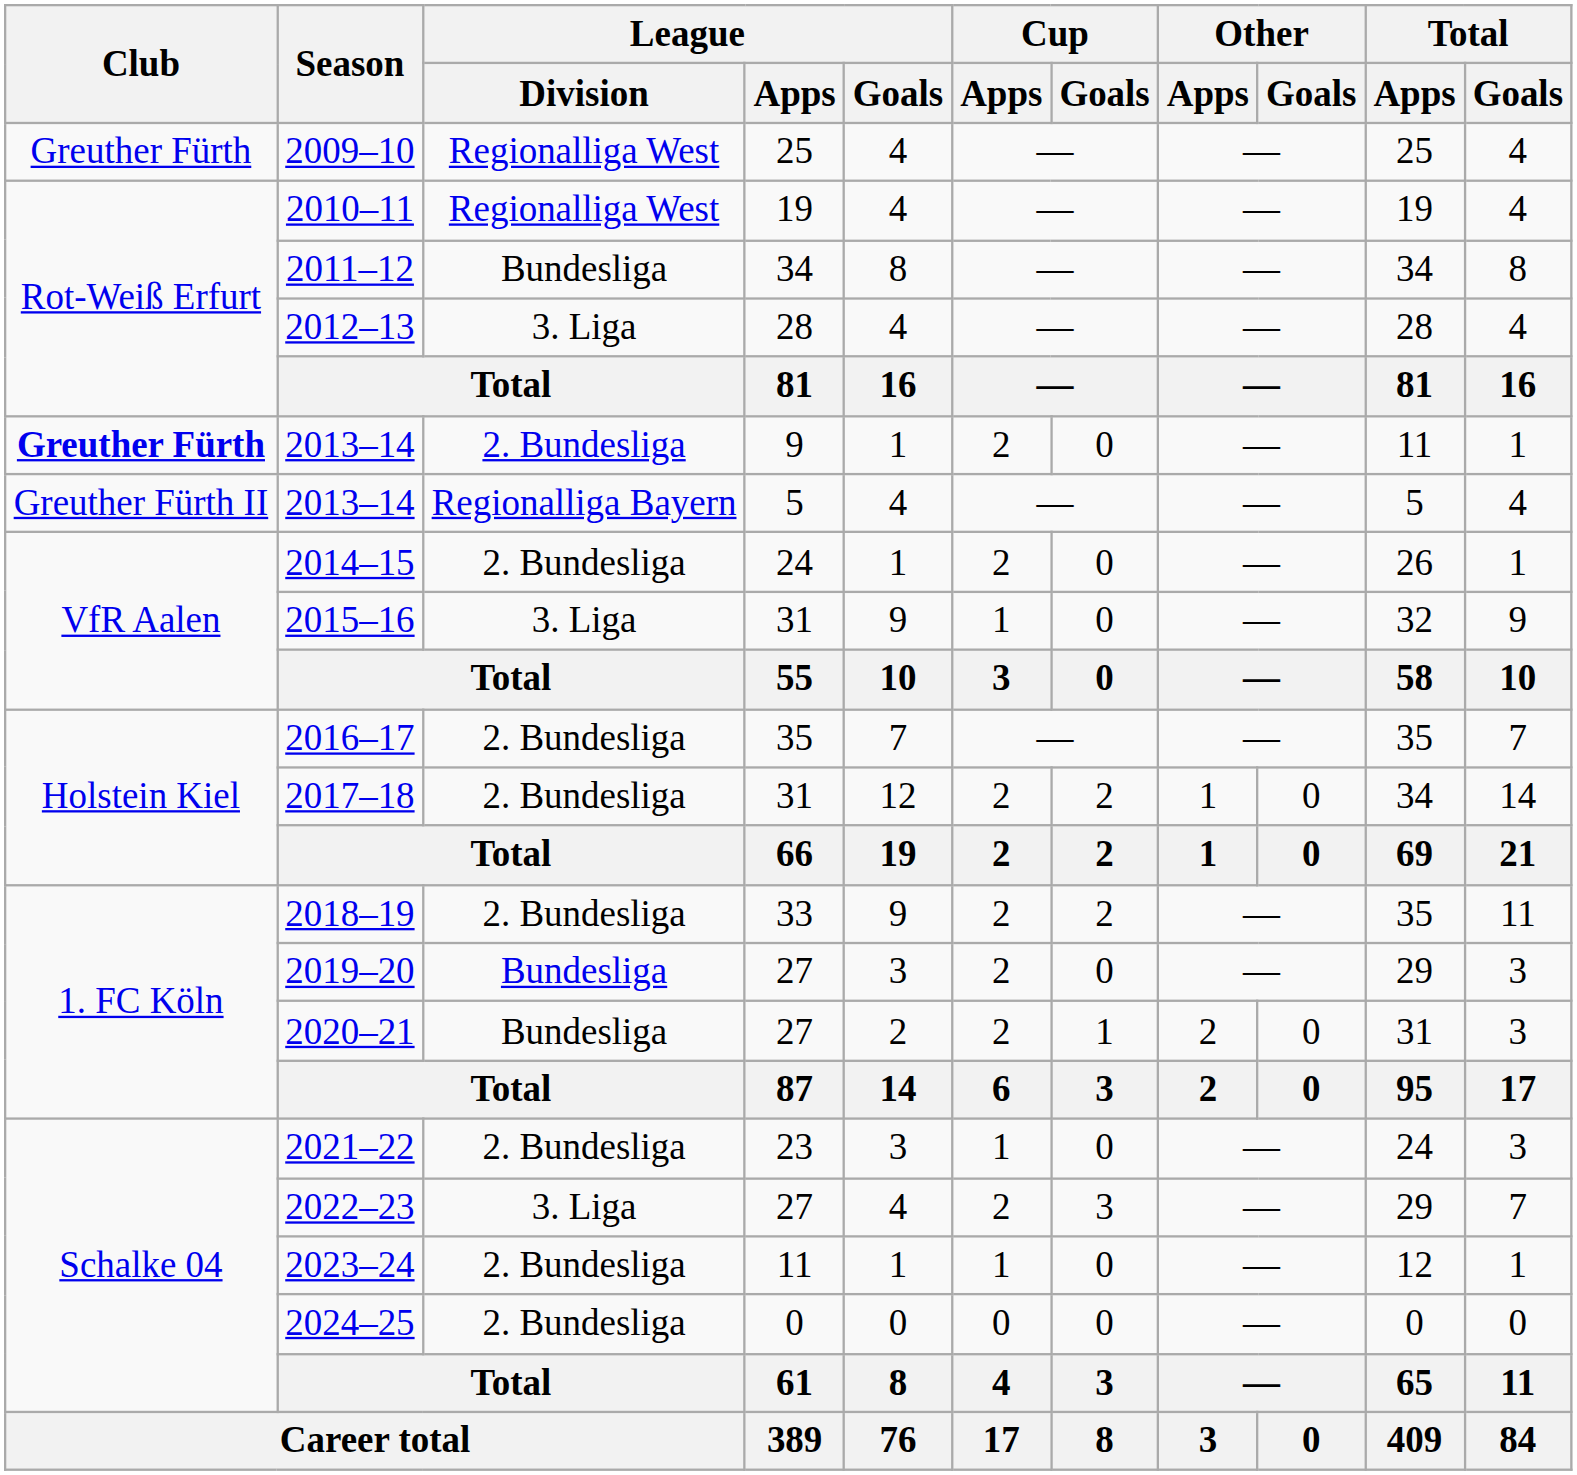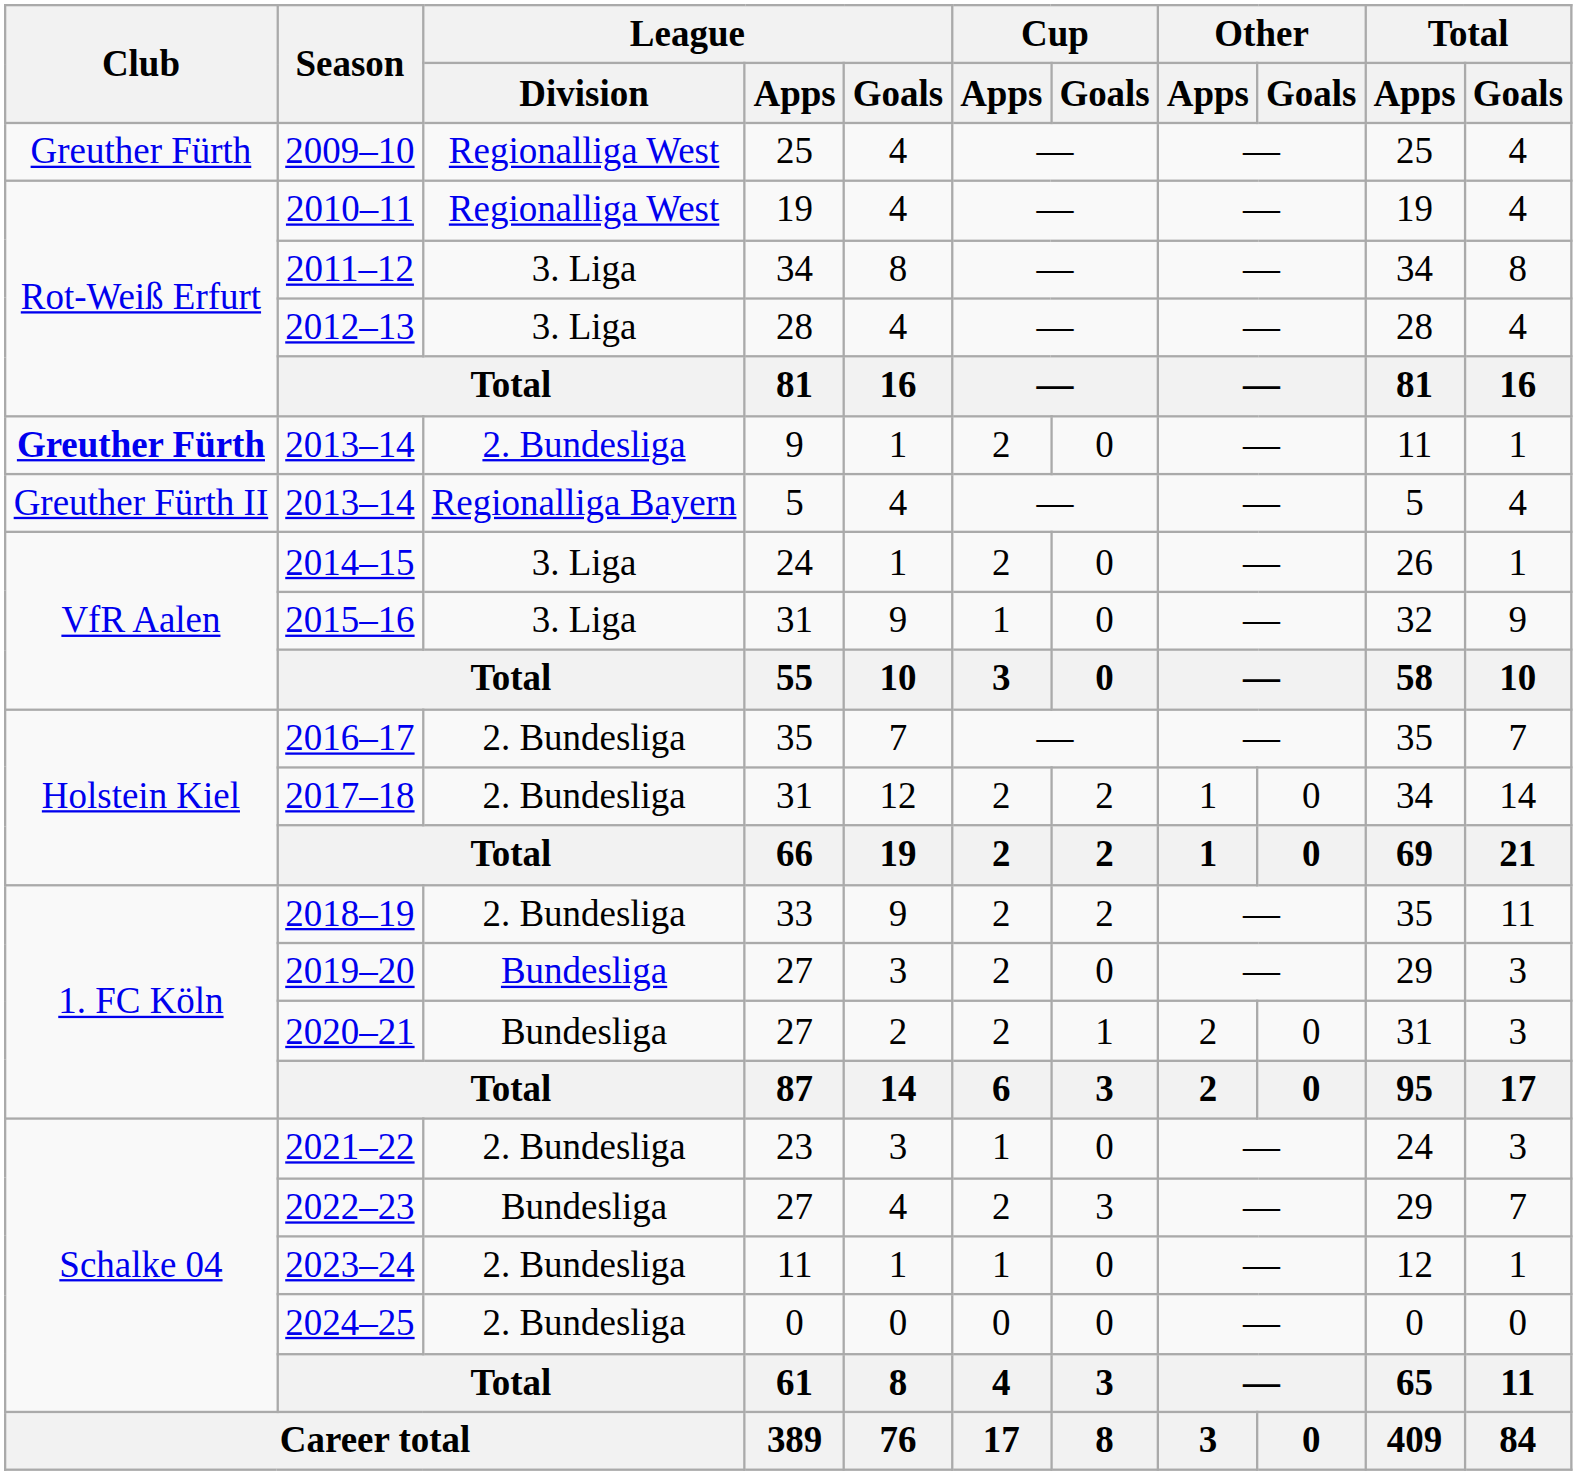(584, 268) Bundesliga -> (584, 268) 3. Liga
(584, 561) 2. Bundesliga -> (584, 561) 3. Liga
(584, 1206) 3. Liga -> (584, 1206) Bundesliga
